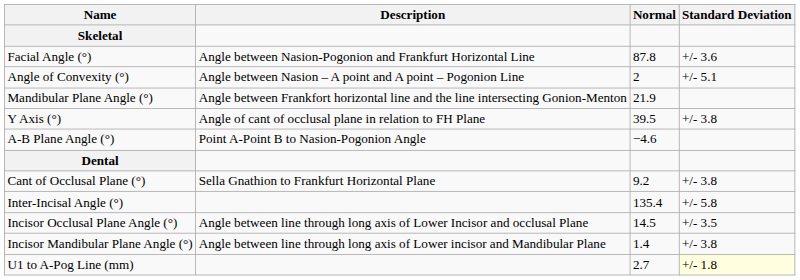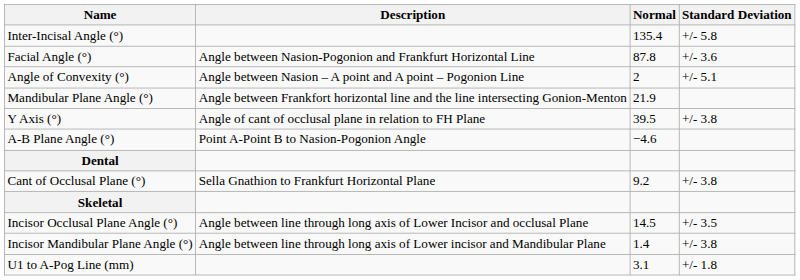rows swapped: (100, 35) <-> (65, 202)
(641, 264) 2.7 -> (641, 264) 3.1
(699, 264) lightyellow background -> (699, 264) no background
